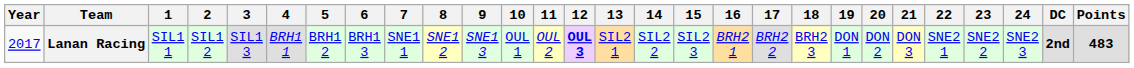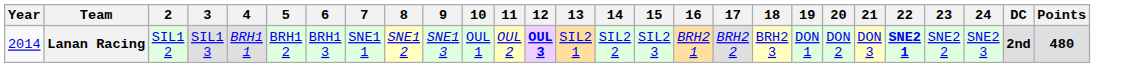- column: (168, 15)
(24, 44) 2017 -> (24, 44) 2014
(944, 44) normal -> (905, 44) bold
(1101, 44) 483 -> (1062, 44) 480
